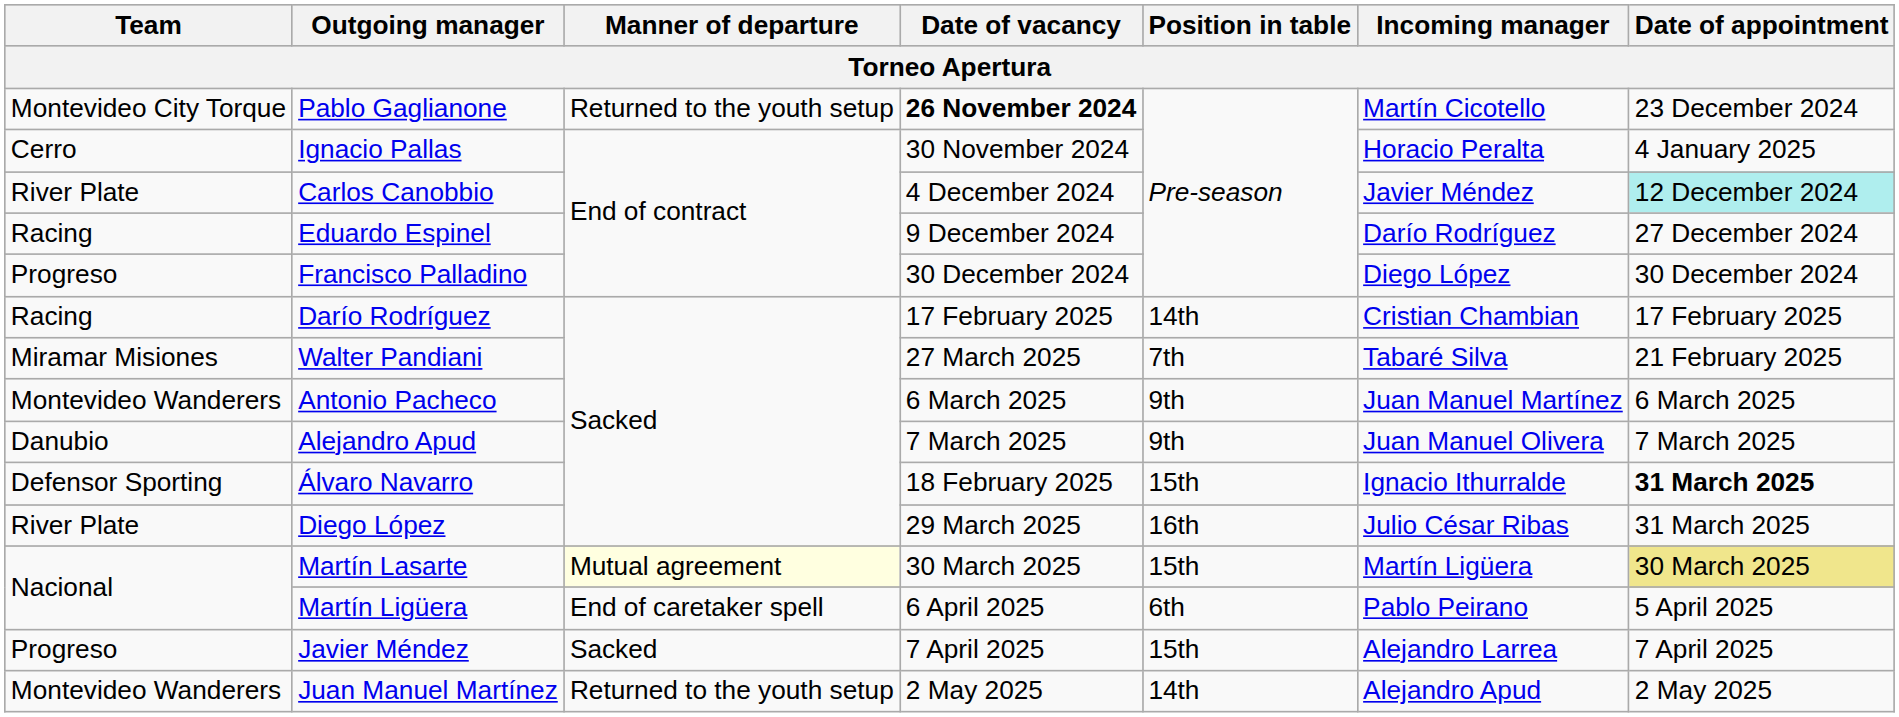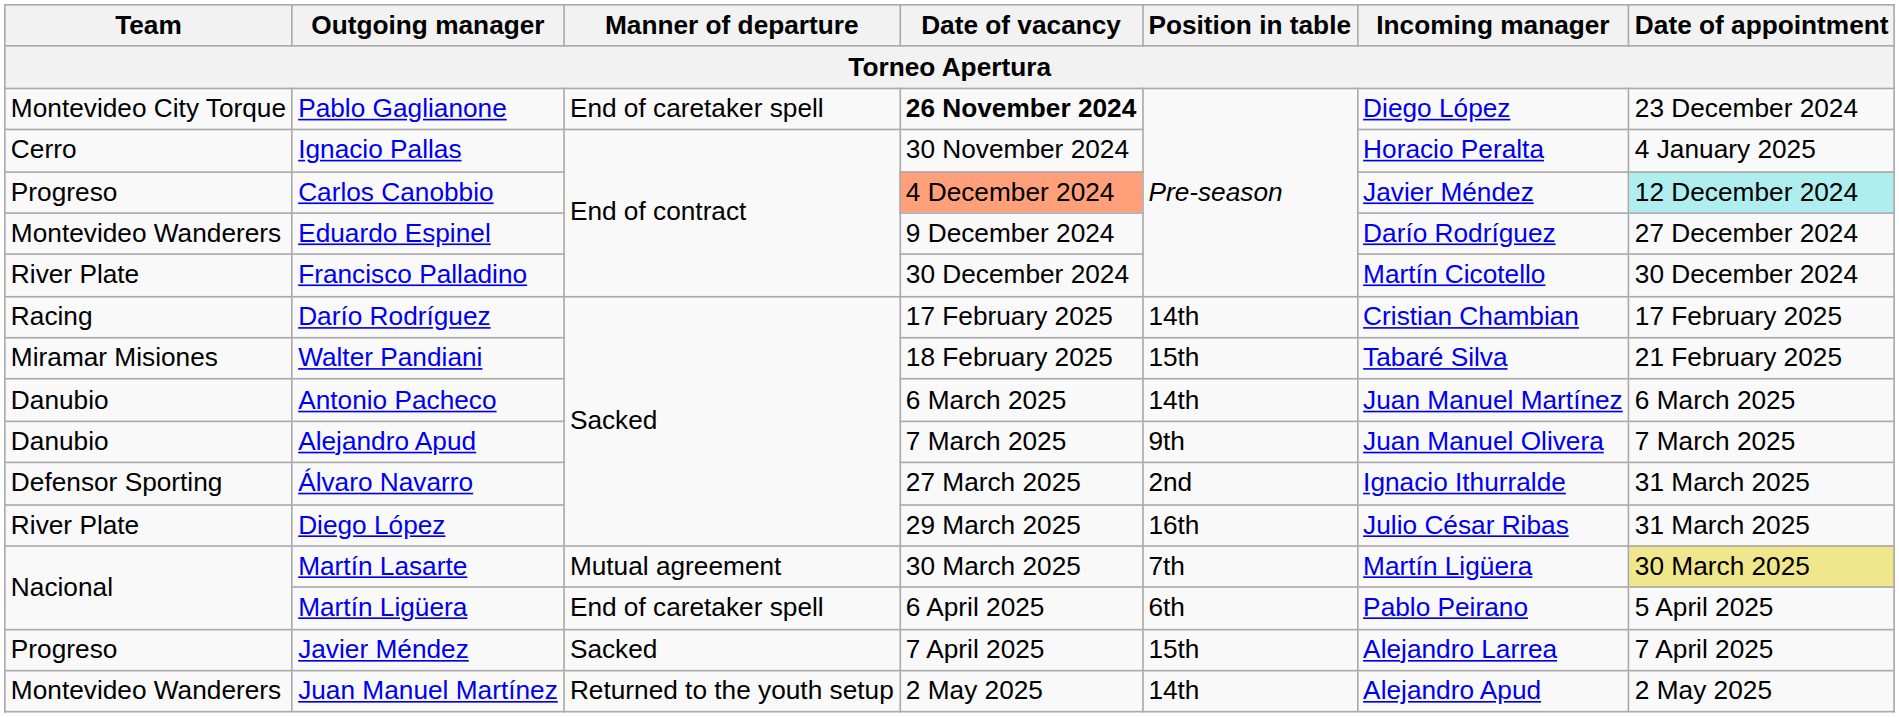(732, 108) Returned to the youth setup -> (697, 108) End of caretaker spell
(1454, 108) Martín Cicotello -> (1437, 108) Diego López
(75, 191) River Plate -> (64, 191) Progreso
(1010, 191) no background -> (1010, 191) lightsalmon background
(52, 233) Racing -> (146, 233) Montevideo Wanderers
(64, 274) Progreso -> (75, 274) River Plate
(1437, 274) Diego López -> (1454, 274) Martín Cicotello
(993, 358) 27 March 2025 -> (1009, 358) 18 February 2025
(1167, 358) 7th -> (1174, 358) 15th
(146, 399) Montevideo Wanderers -> (60, 399) Danubio
(1167, 399) 9th -> (1174, 399) 14th
(1009, 483) 18 February 2025 -> (993, 483) 27 March 2025
(1174, 483) 15th -> (1170, 483) 2nd
(1725, 483) bold -> (1722, 483) normal
(676, 566) lightyellow background -> (676, 566) no background
(1174, 566) 15th -> (1167, 566) 7th
